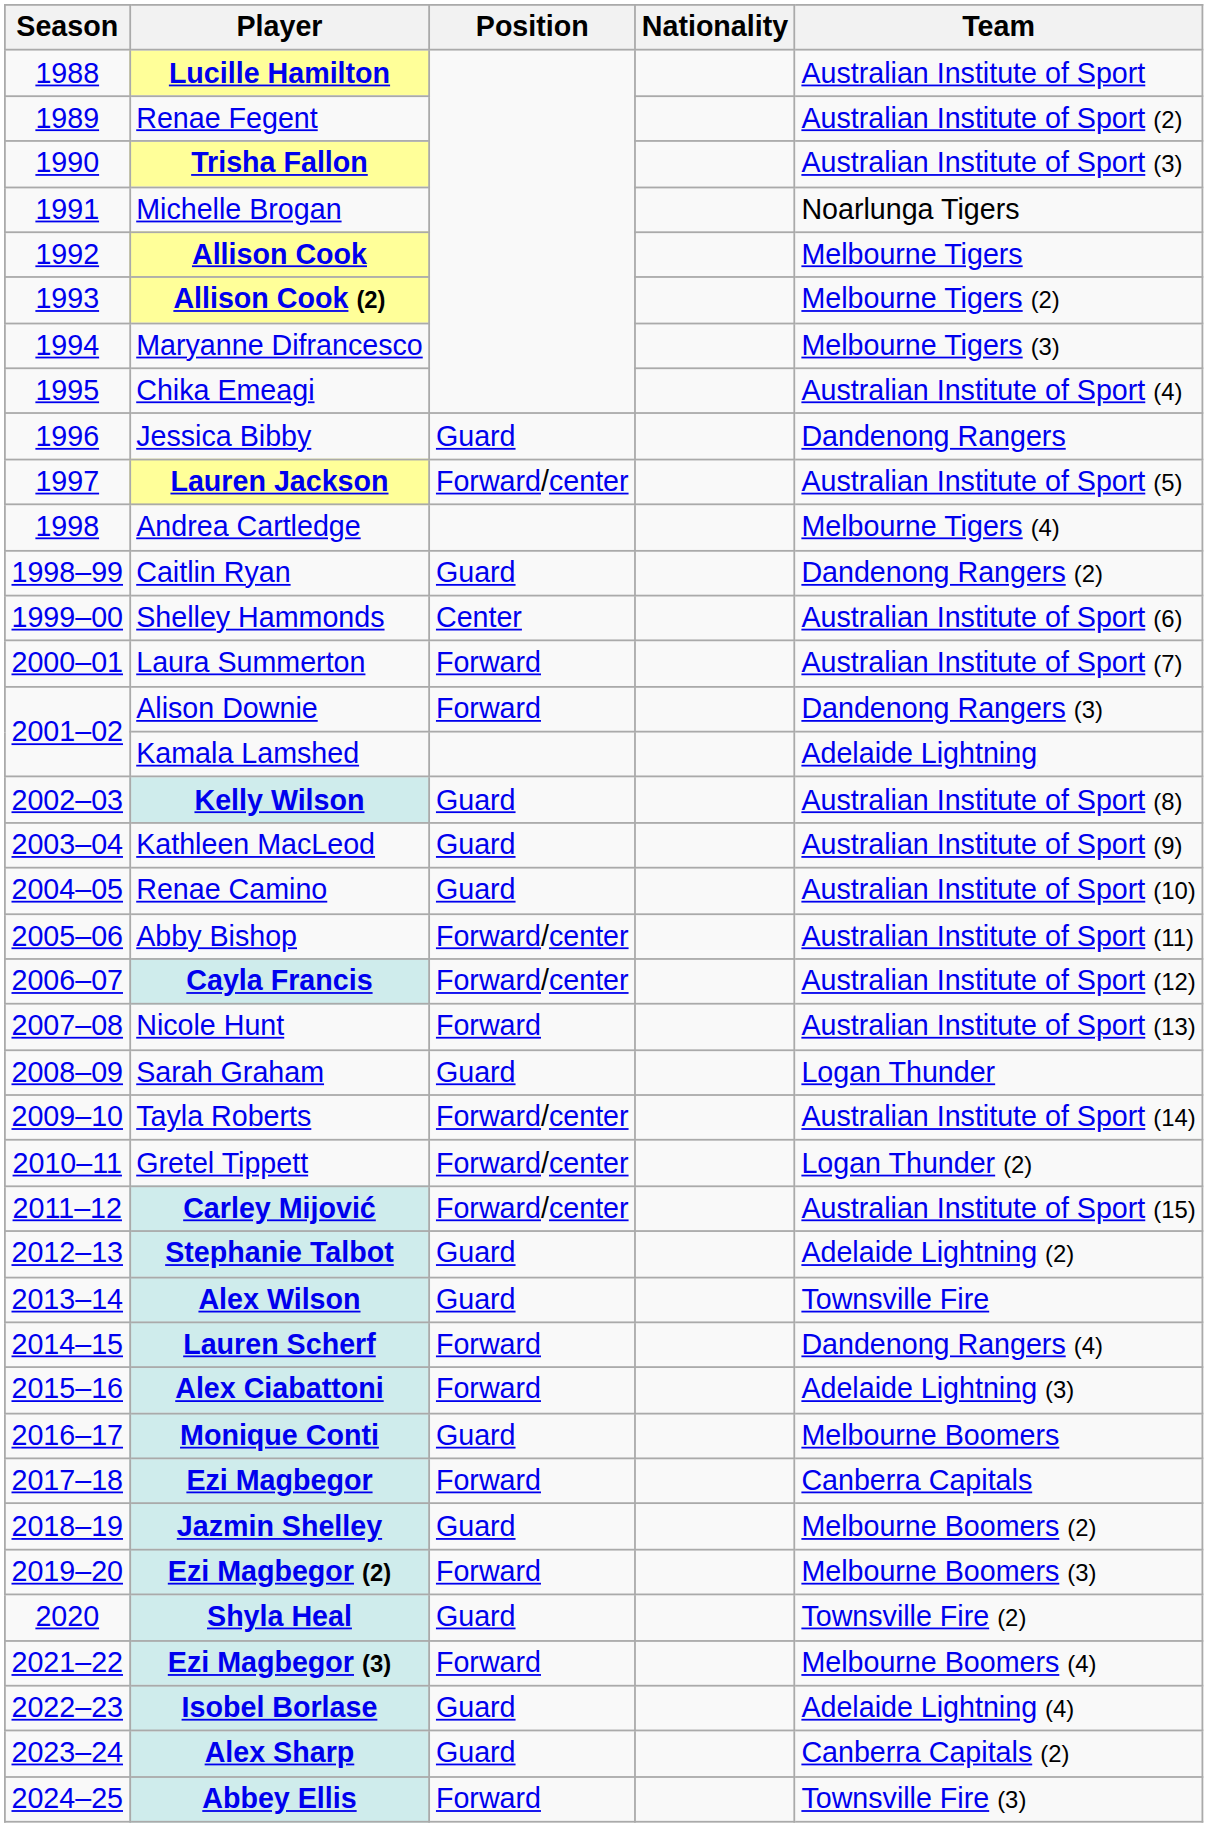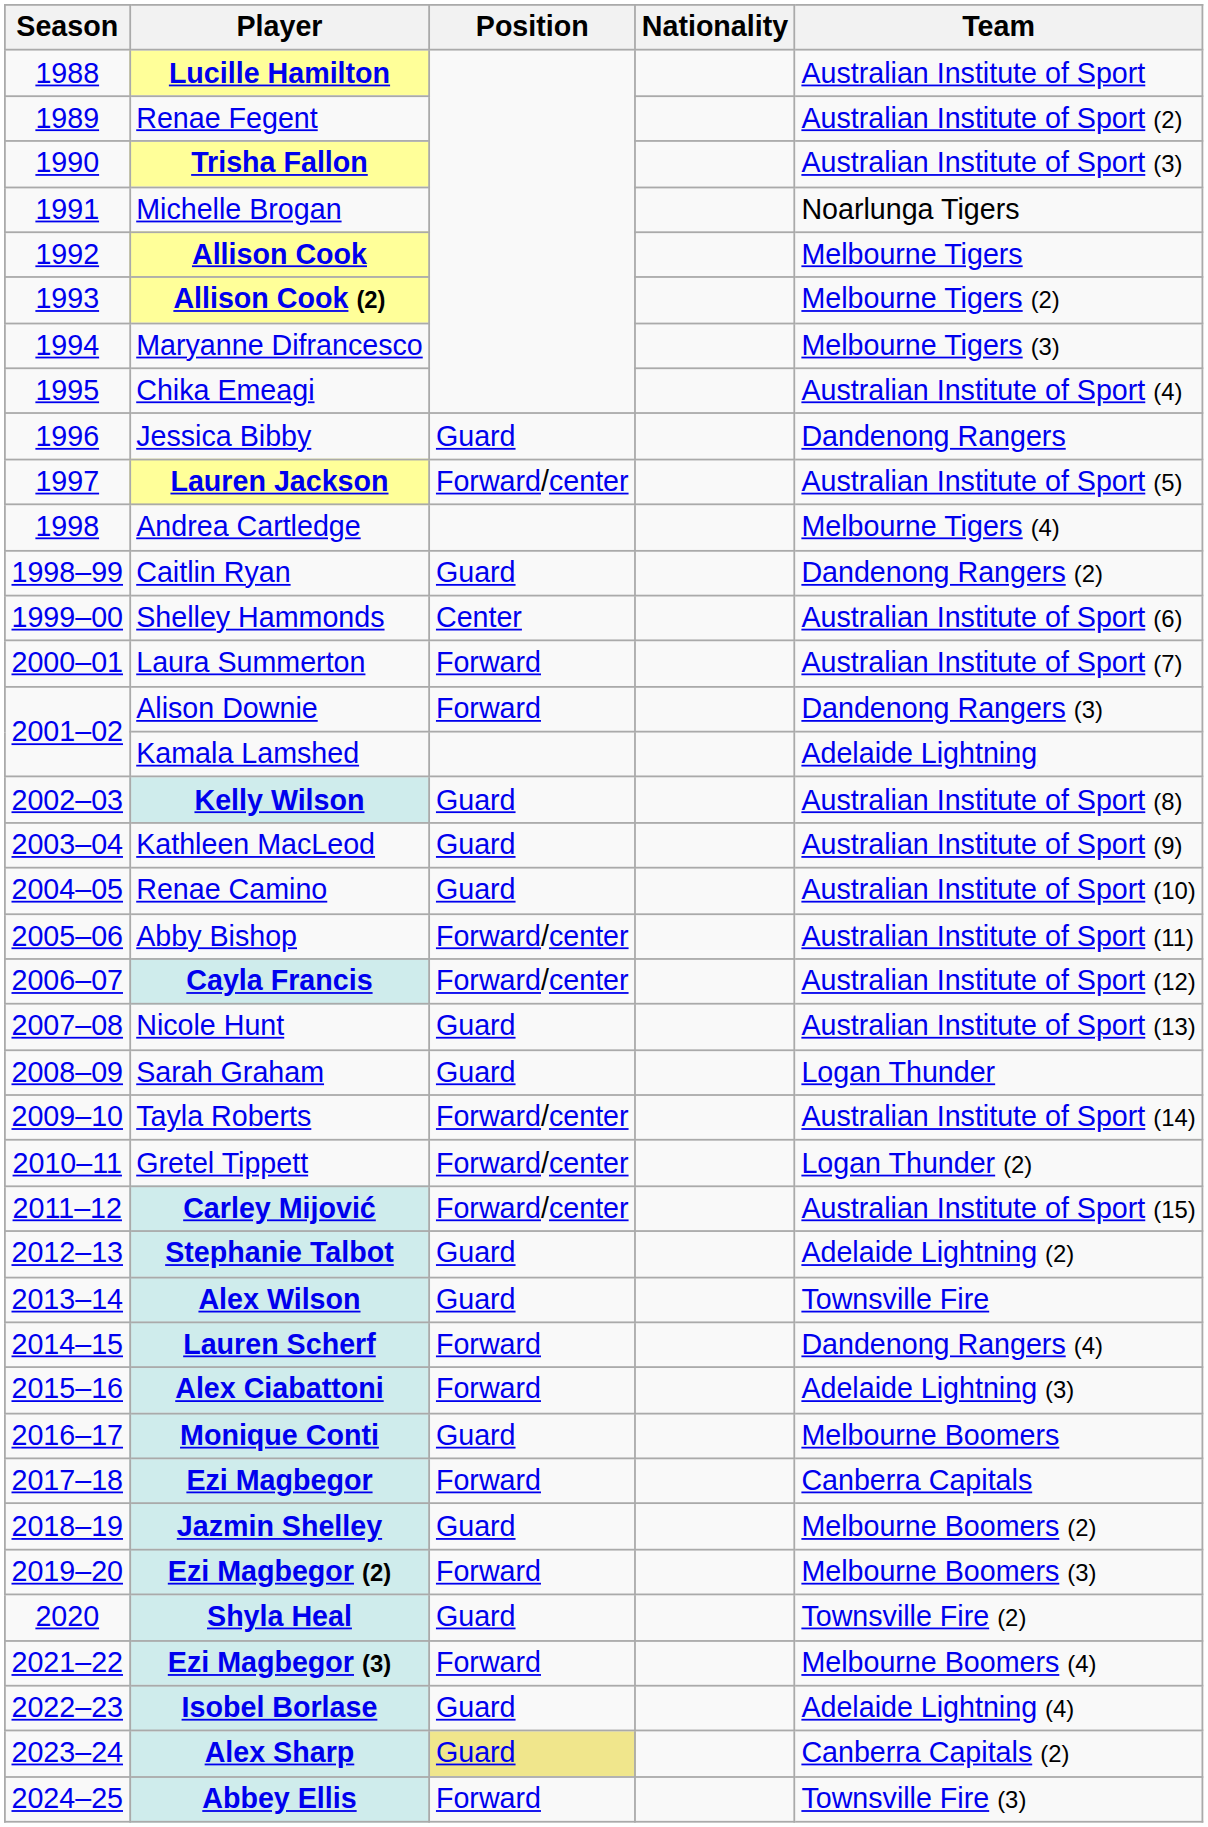(488, 1026) Forward -> (476, 1026) Guard
(476, 1753) no background -> (476, 1753) khaki background
